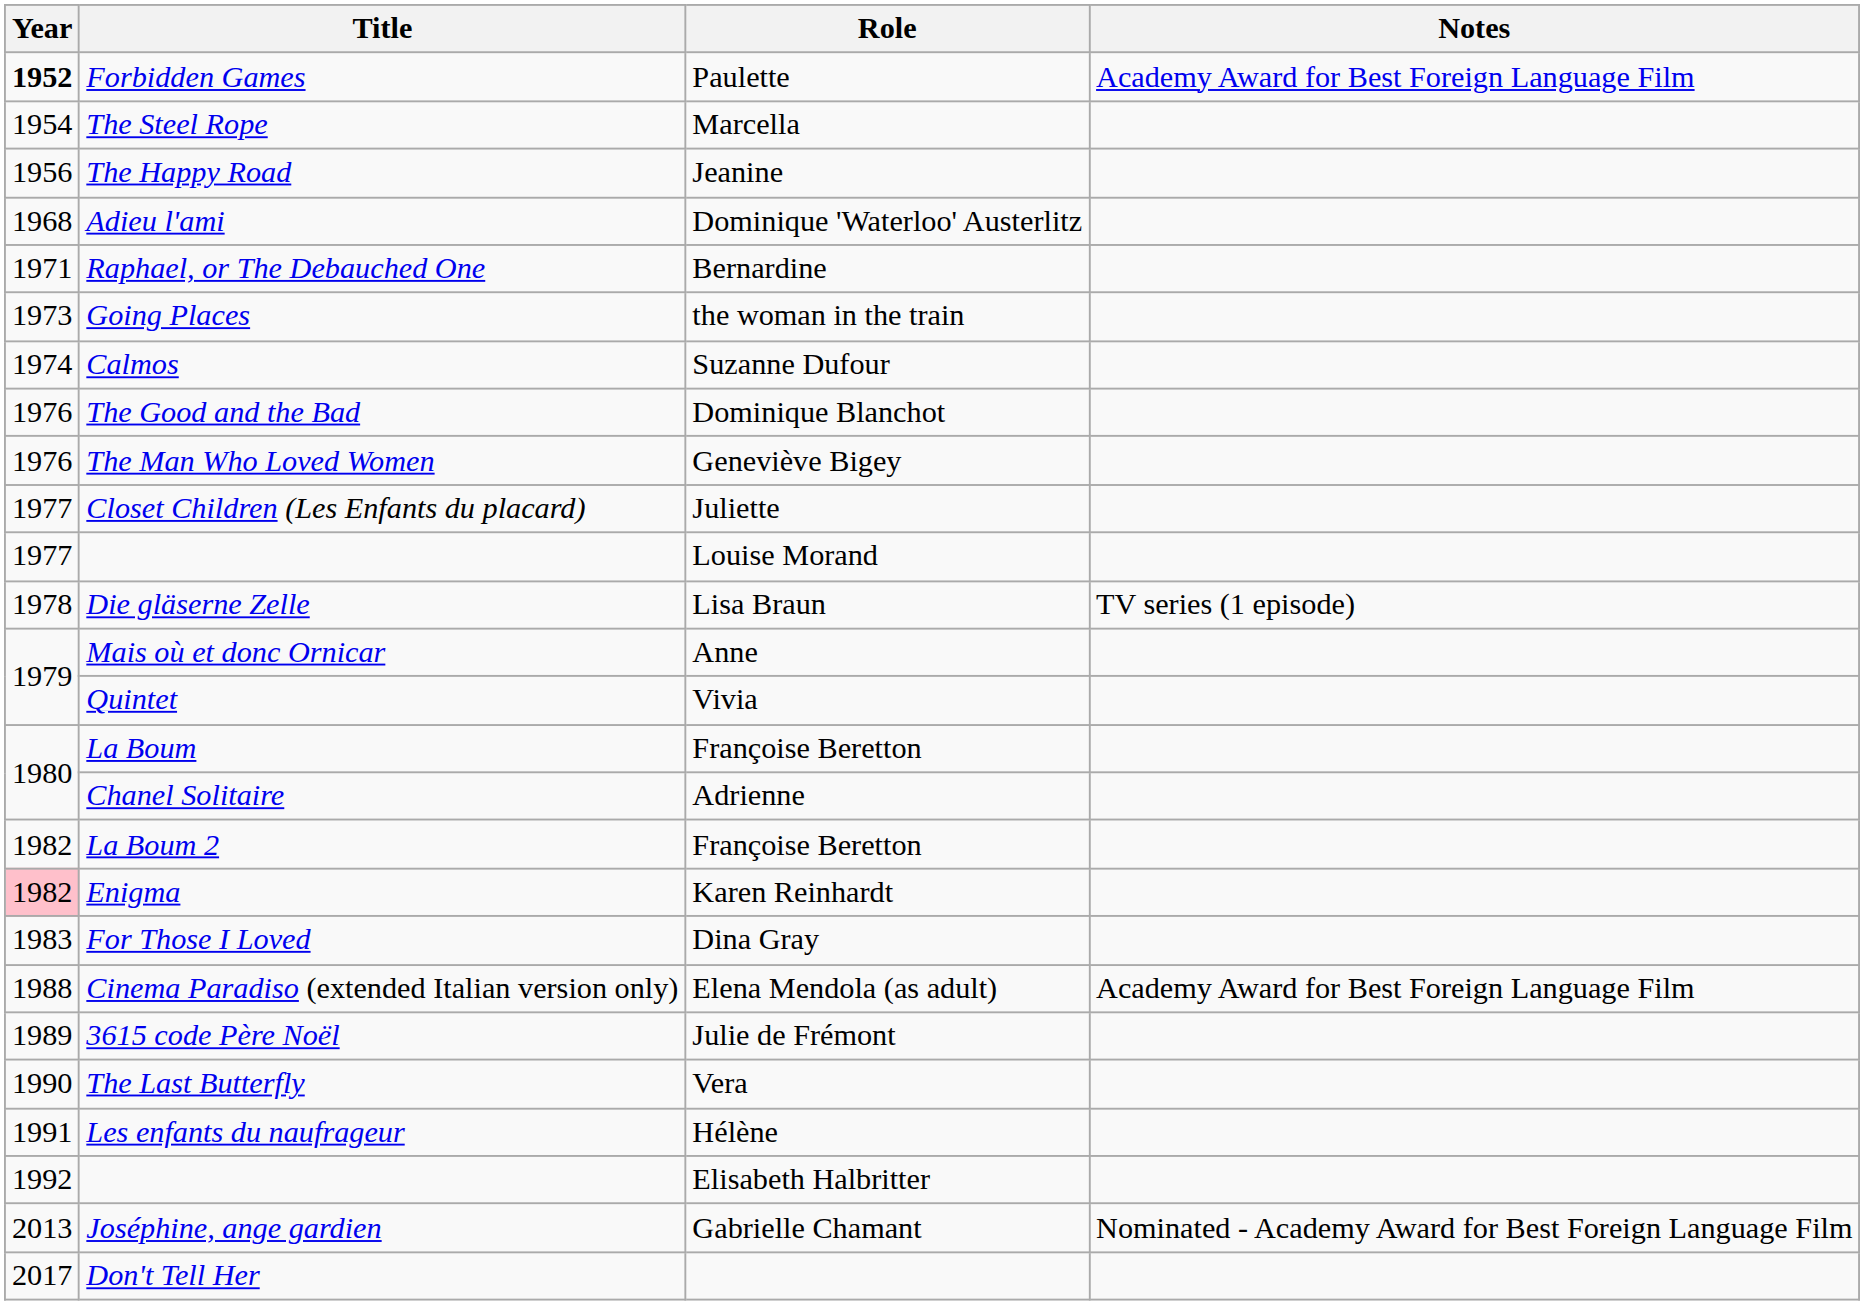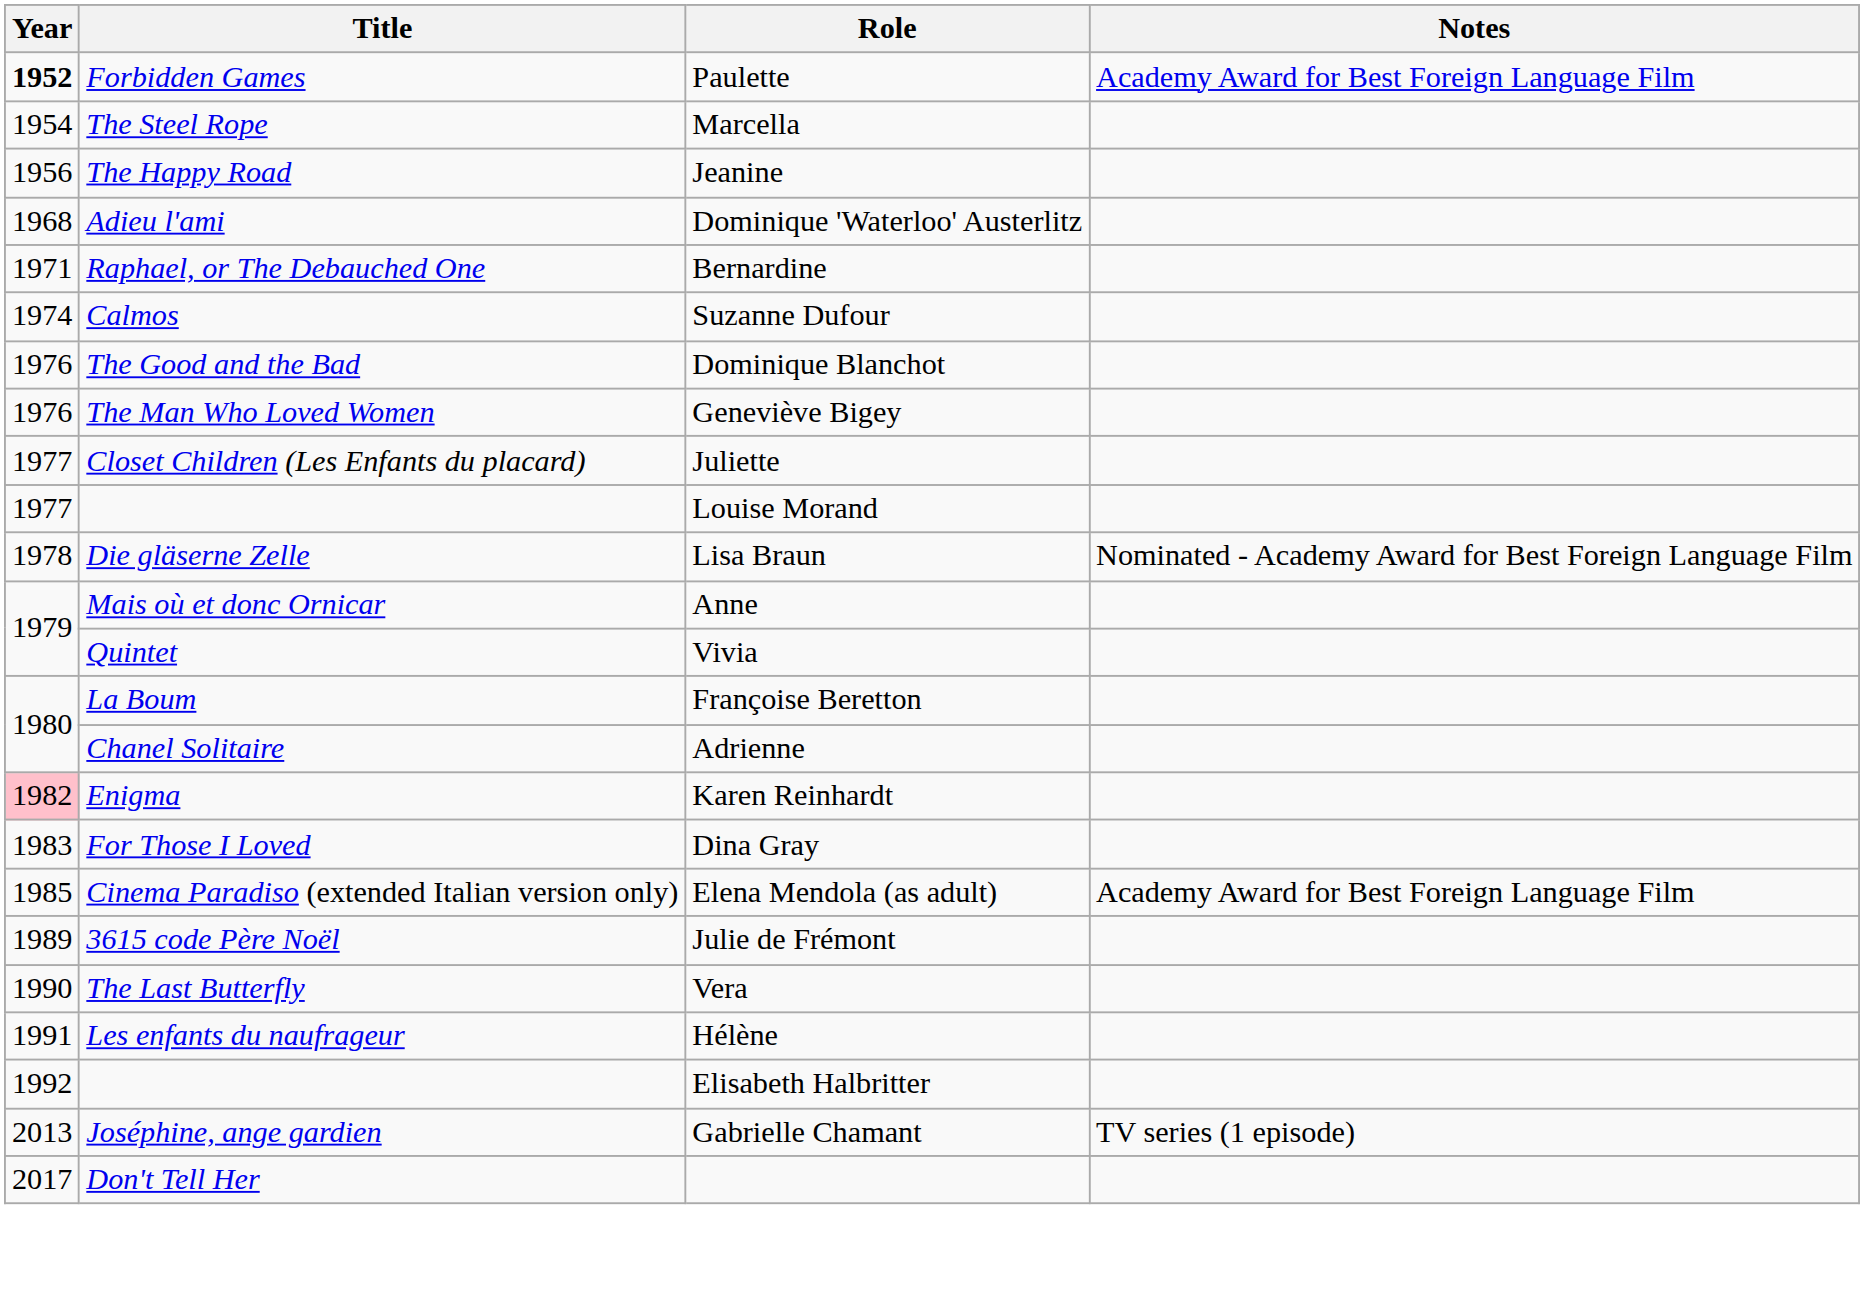- row: (168, 316)
(1226, 603) TV series (1 episode) -> (1474, 556) Nominated - Academy Award for Best Foreign Language Film
- row: (153, 843)
(42, 987) 1988 -> (42, 891) 1985
(1474, 1227) Nominated - Academy Award for Best Foreign Language Film -> (1226, 1131) TV series (1 episode)
